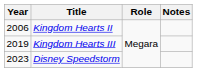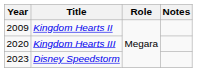(18, 28) 2006 -> (18, 28) 2009
(18, 43) 2019 -> (18, 43) 2020
